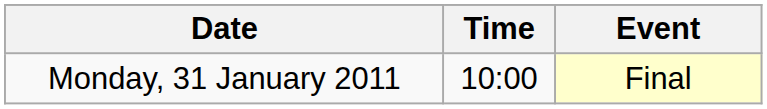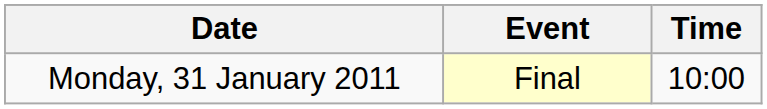columns swapped: (499, 28) <-> (658, 28)
